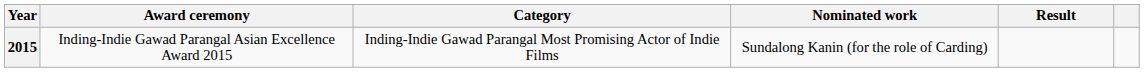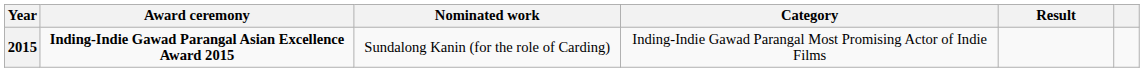columns swapped: (542, 16) <-> (865, 16)
(197, 47) normal -> (197, 47) bold
